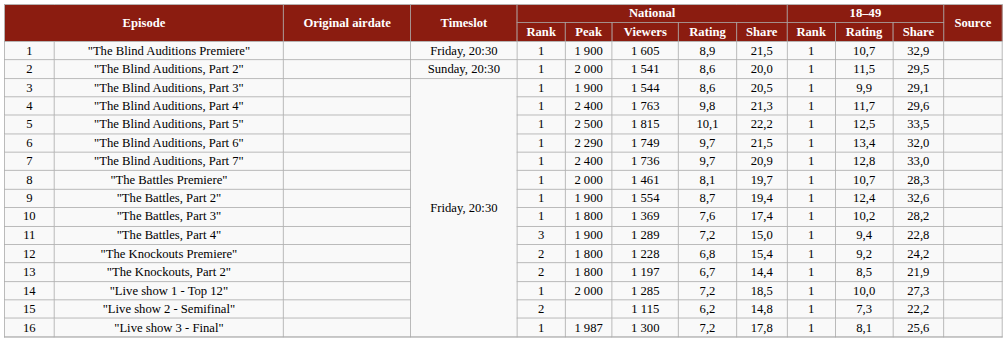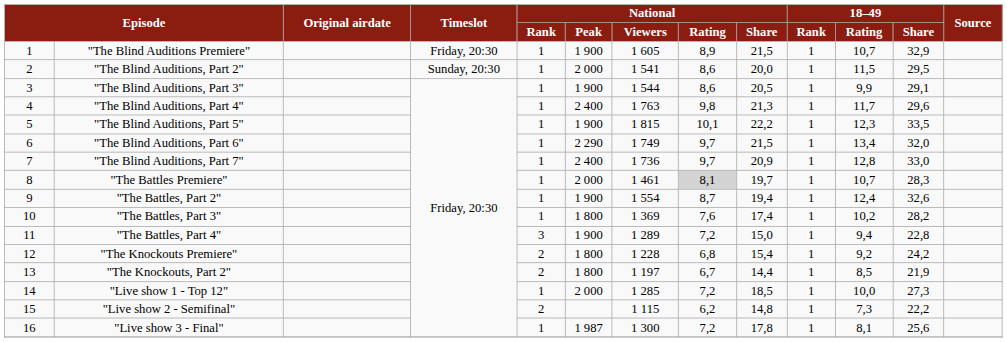(589, 124) 2 500 -> (589, 124) 1 900
(864, 124) 12,5 -> (864, 124) 12,3
(707, 179) no background -> (707, 179) lightgrey background
